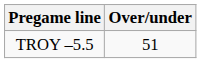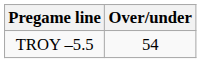(150, 44) 51 -> (150, 44) 54
